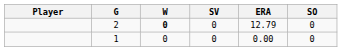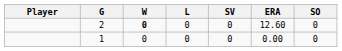+ column: (187, 11)
(263, 25) 12.79 -> (273, 25) 12.60
